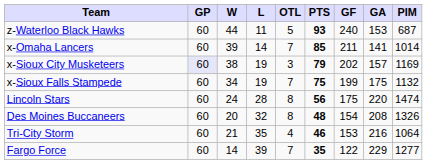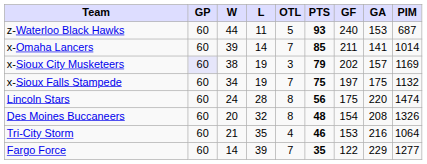(349, 82) 199 -> (349, 82) 197
